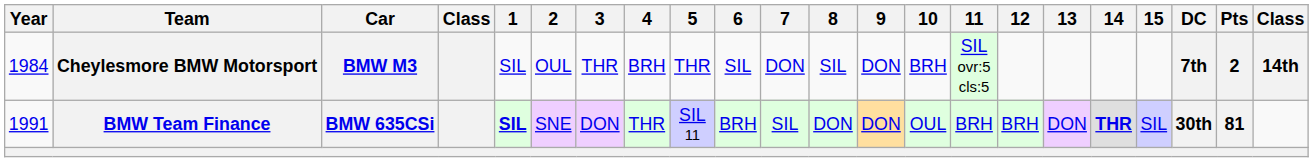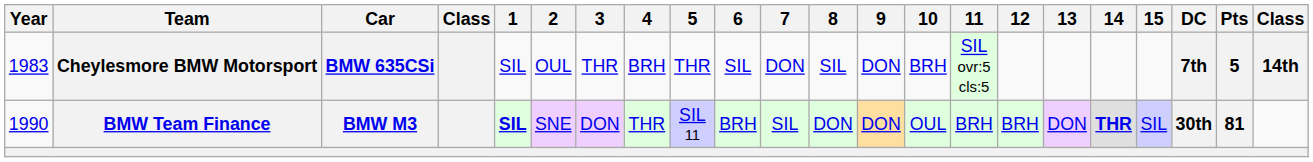(29, 66) 1984 -> (29, 66) 1983
(380, 66) BMW M3 -> (380, 66) BMW 635CSi
(1234, 66) 2 -> (1234, 66) 5
(29, 124) 1991 -> (29, 124) 1990
(380, 124) BMW 635CSi -> (380, 124) BMW M3
